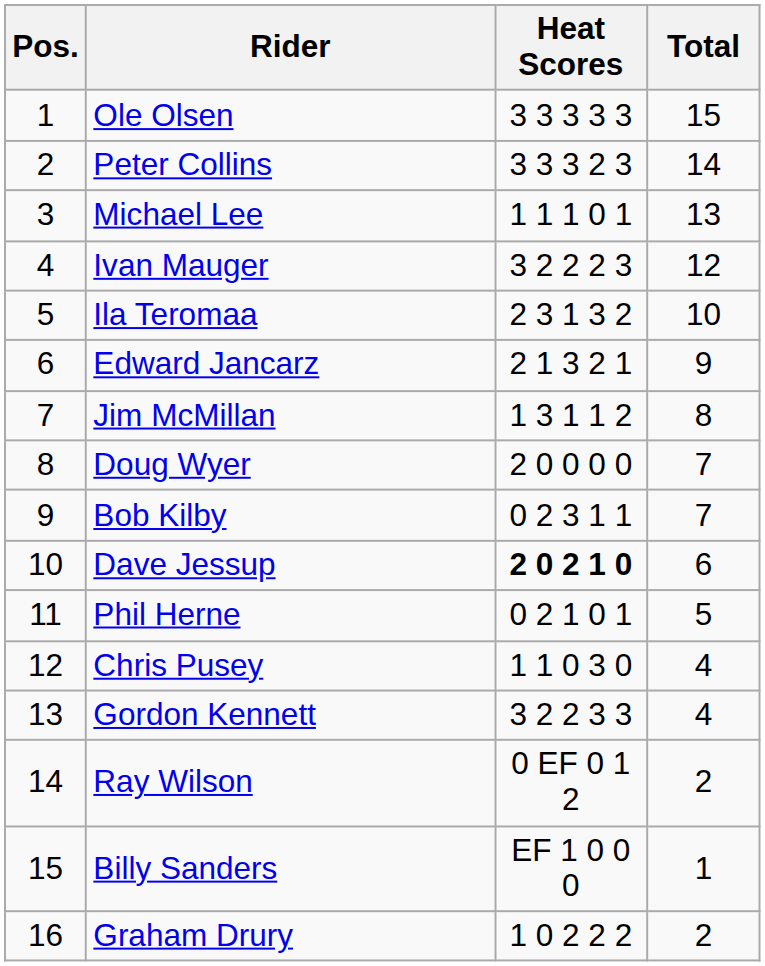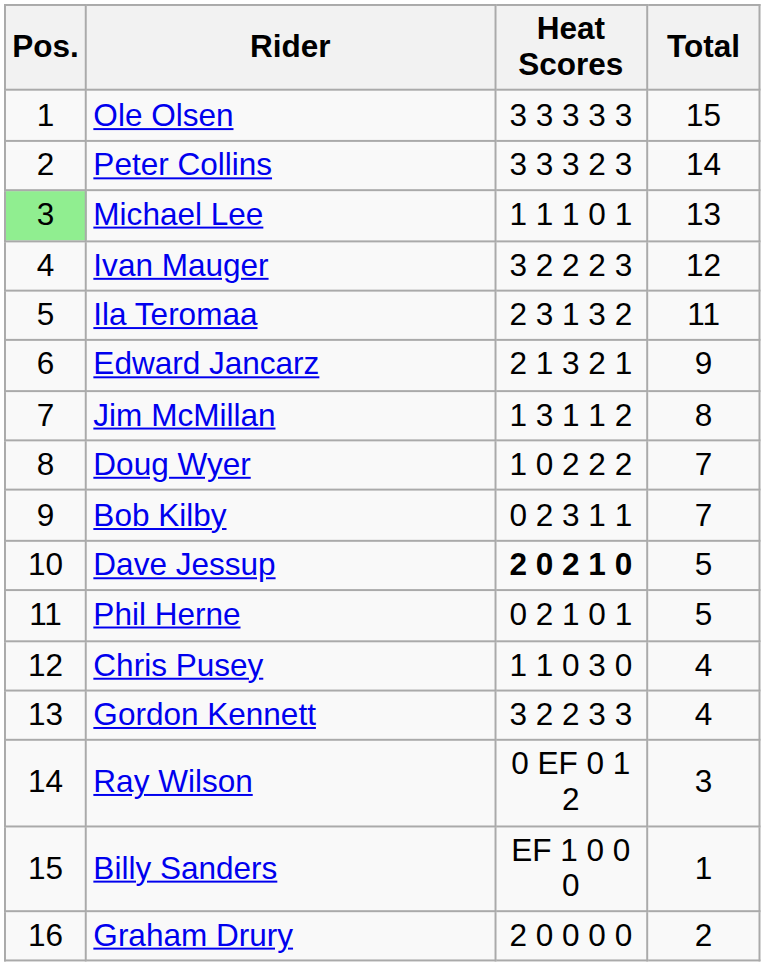(46, 214) no background -> (46, 214) lightgreen background
(704, 314) 10 -> (704, 314) 11
(571, 464) 2 0 0 0 0 -> (571, 464) 1 0 2 2 2
(704, 564) 6 -> (704, 564) 5
(704, 782) 2 -> (704, 782) 3
(571, 935) 1 0 2 2 2 -> (571, 935) 2 0 0 0 0
